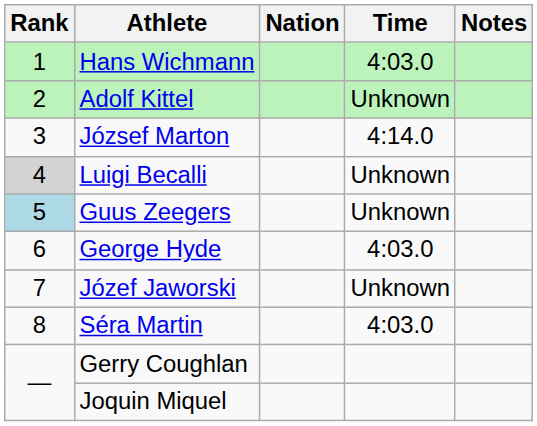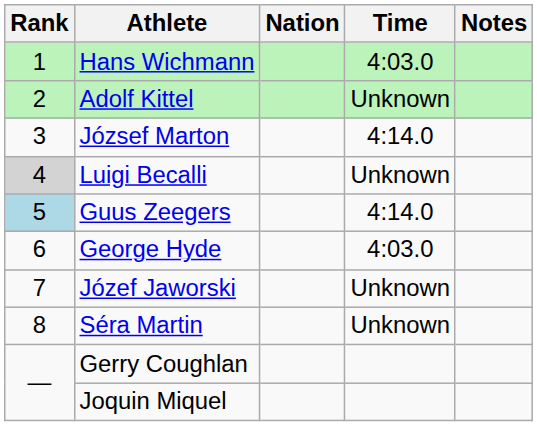(400, 212) Unknown -> (400, 212) 4:14.0
(400, 325) 4:03.0 -> (400, 325) Unknown
